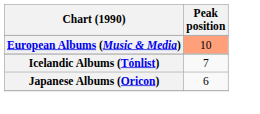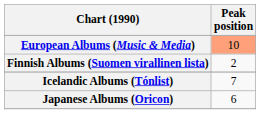+ row: (108, 63)
